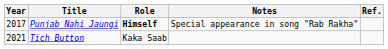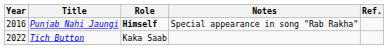(16, 24) 2017 -> (16, 24) 2016
(16, 38) 2021 -> (16, 38) 2022
